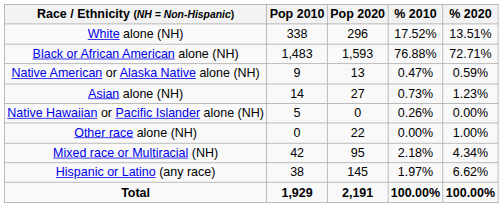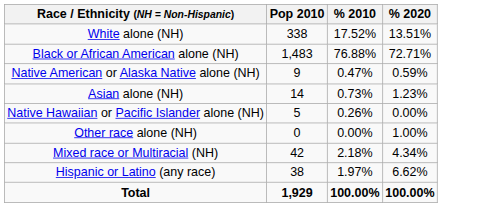- column: (358, 14)
